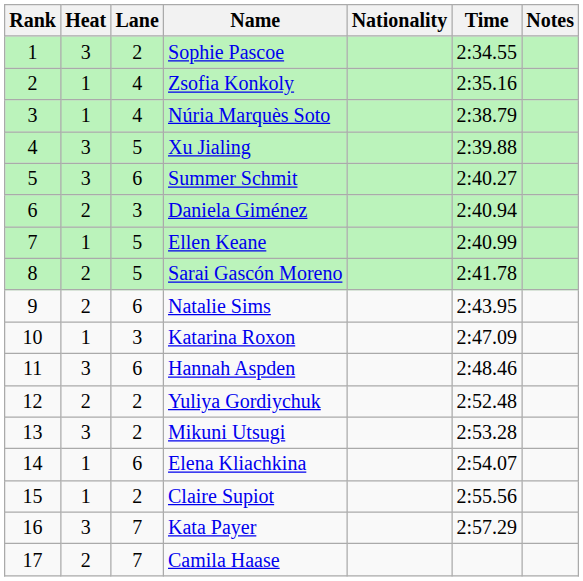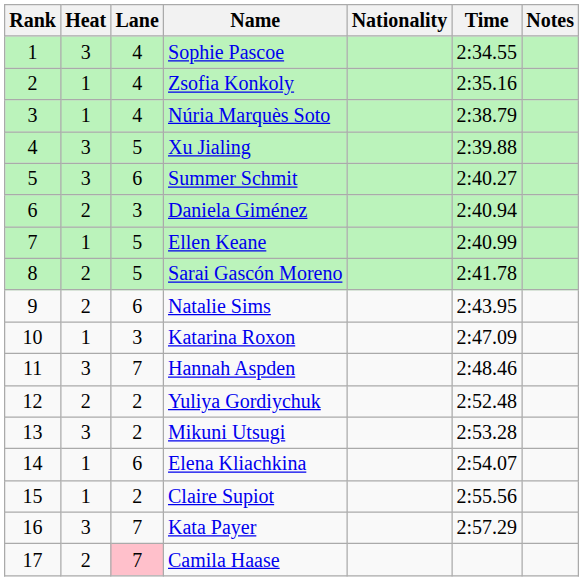(137, 52) 2 -> (137, 52) 4
(137, 369) 6 -> (137, 369) 7
(137, 559) no background -> (137, 559) pink background
